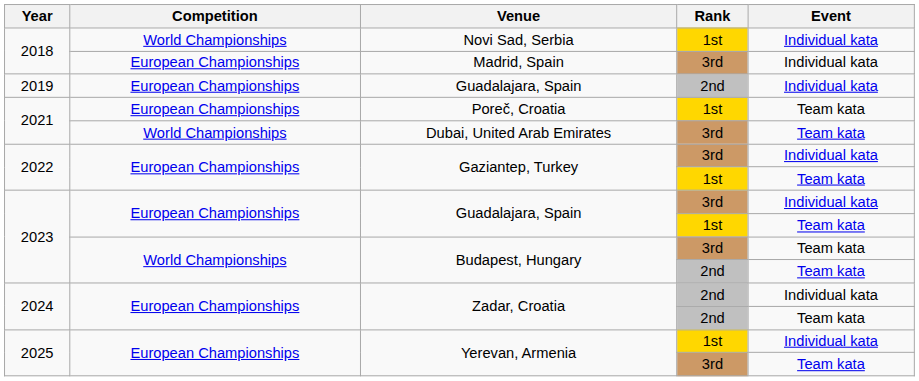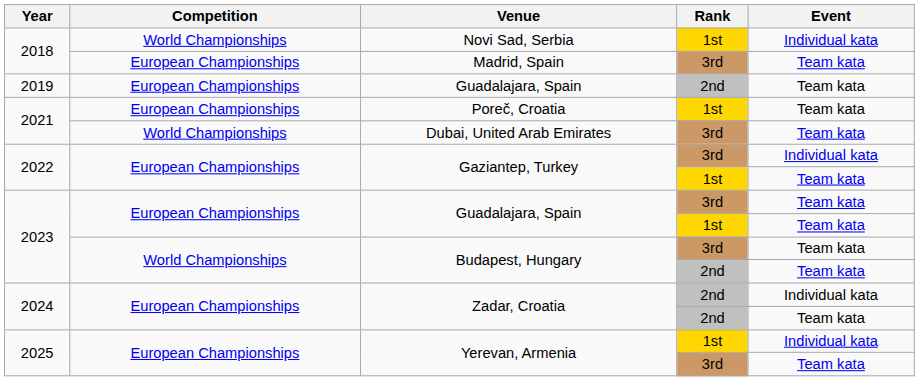(831, 63) Individual kata -> (831, 63) Team kata
(831, 86) Individual kata -> (831, 86) Team kata
(831, 202) Individual kata -> (831, 202) Team kata
